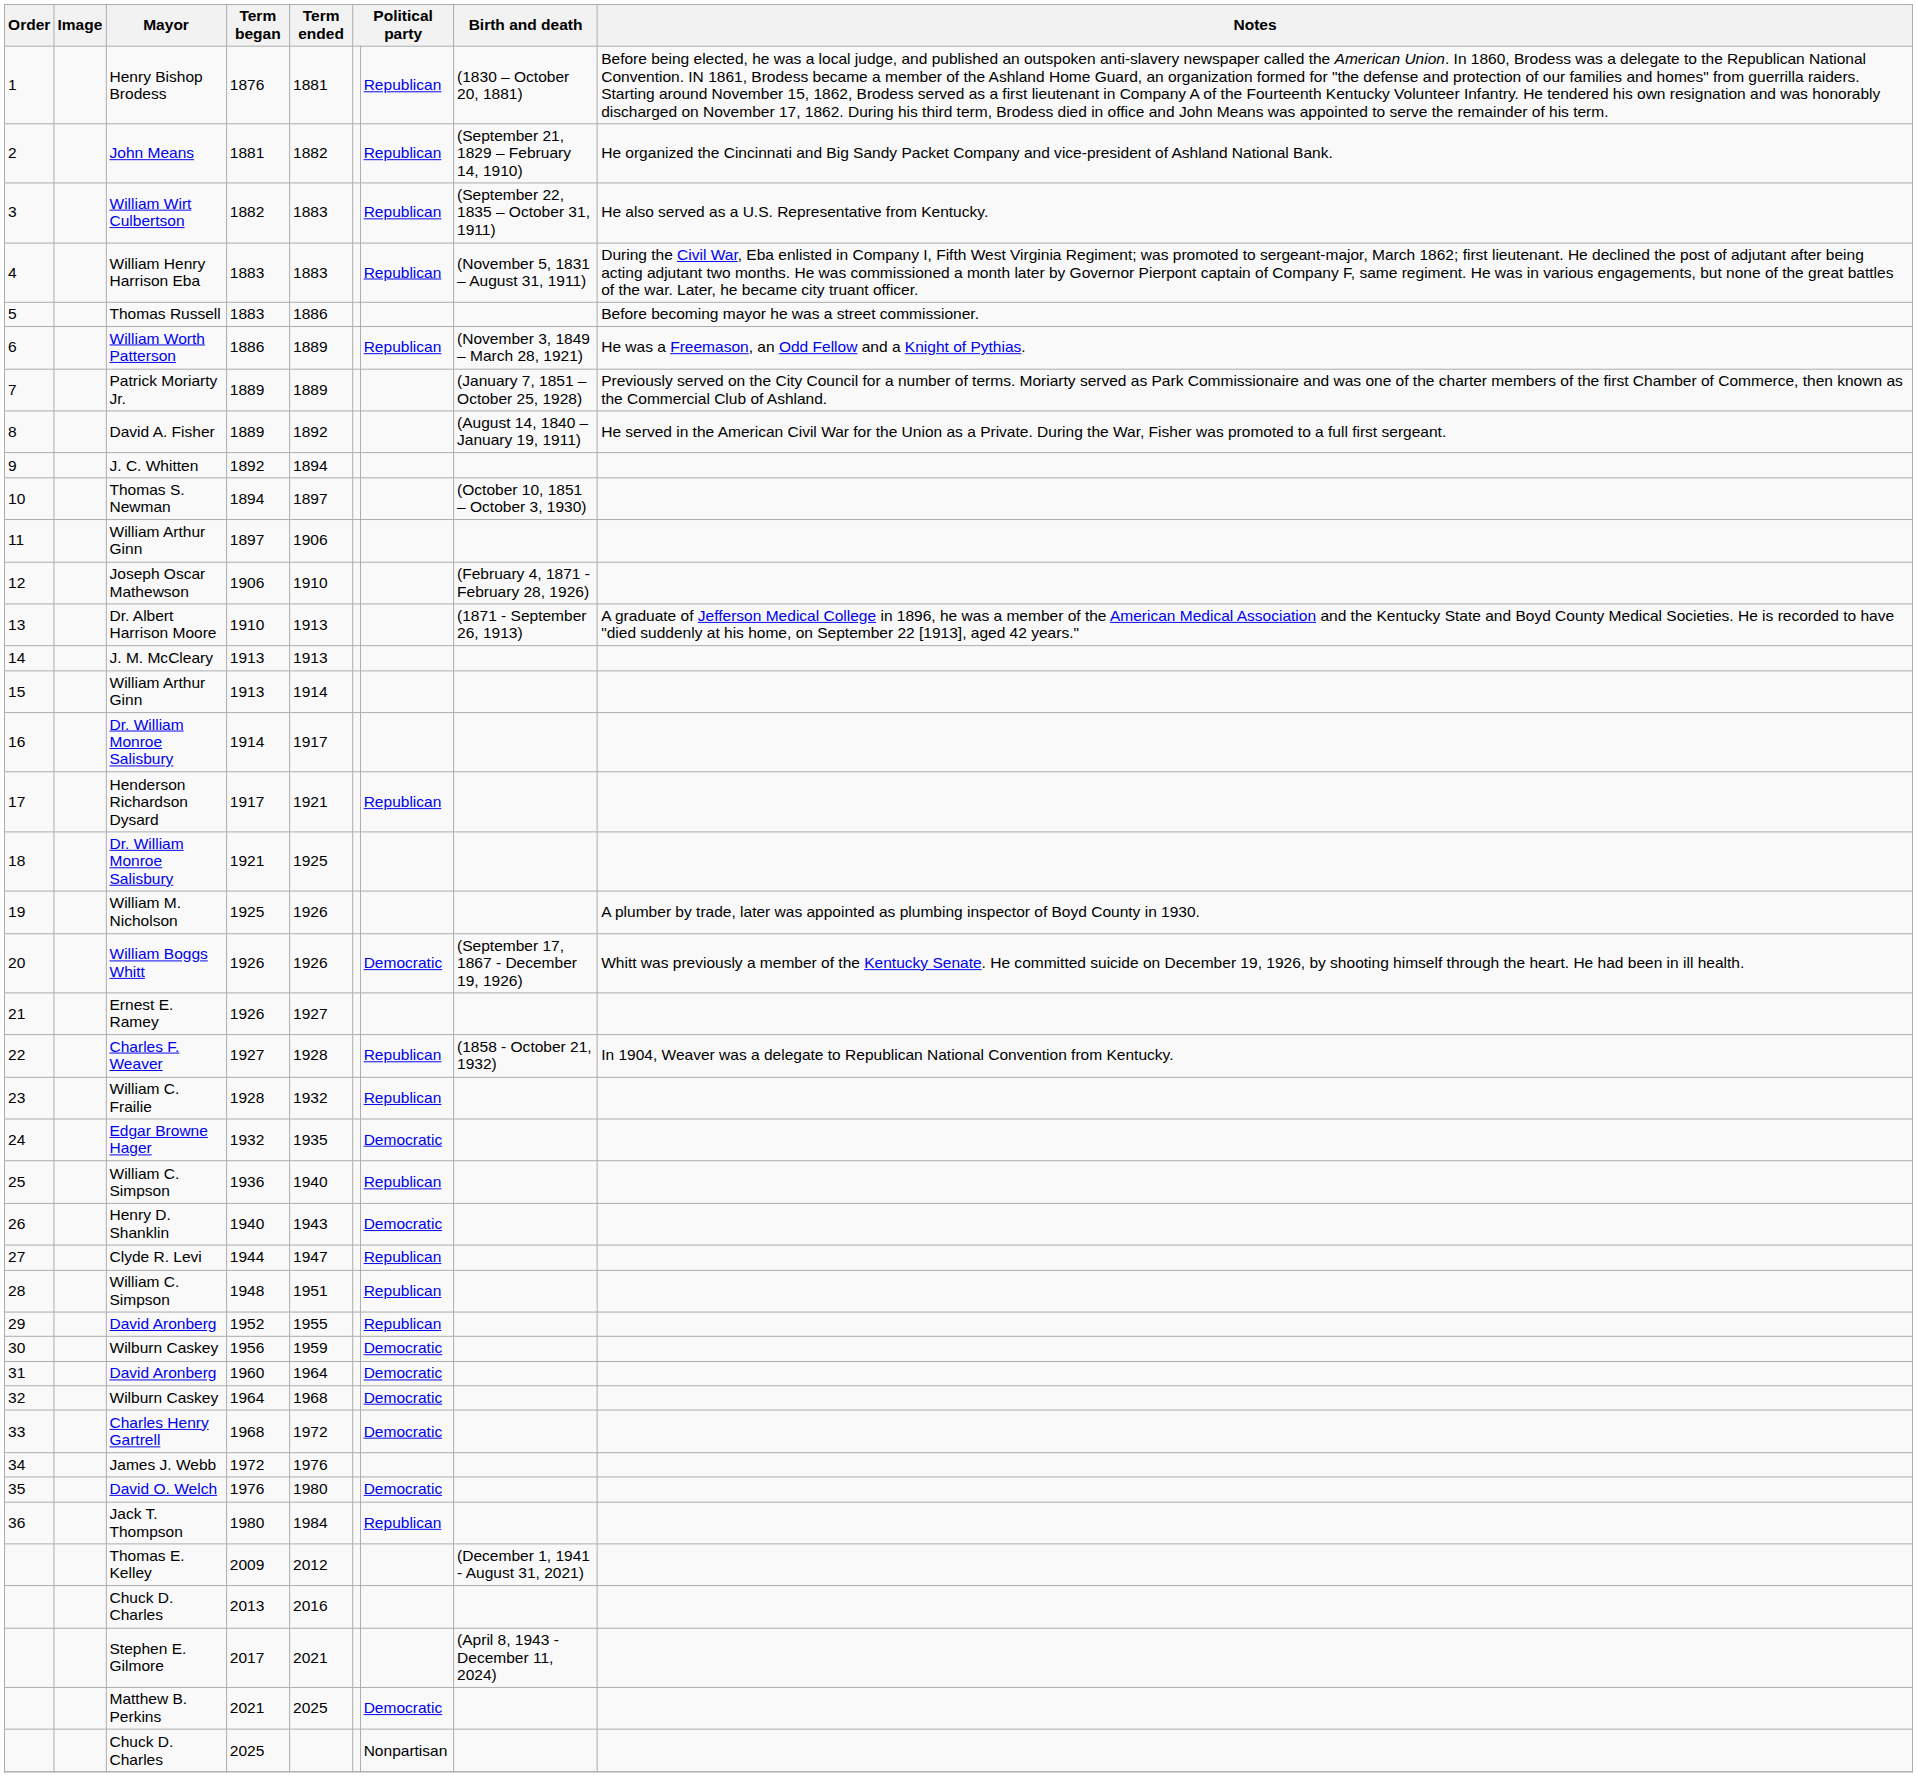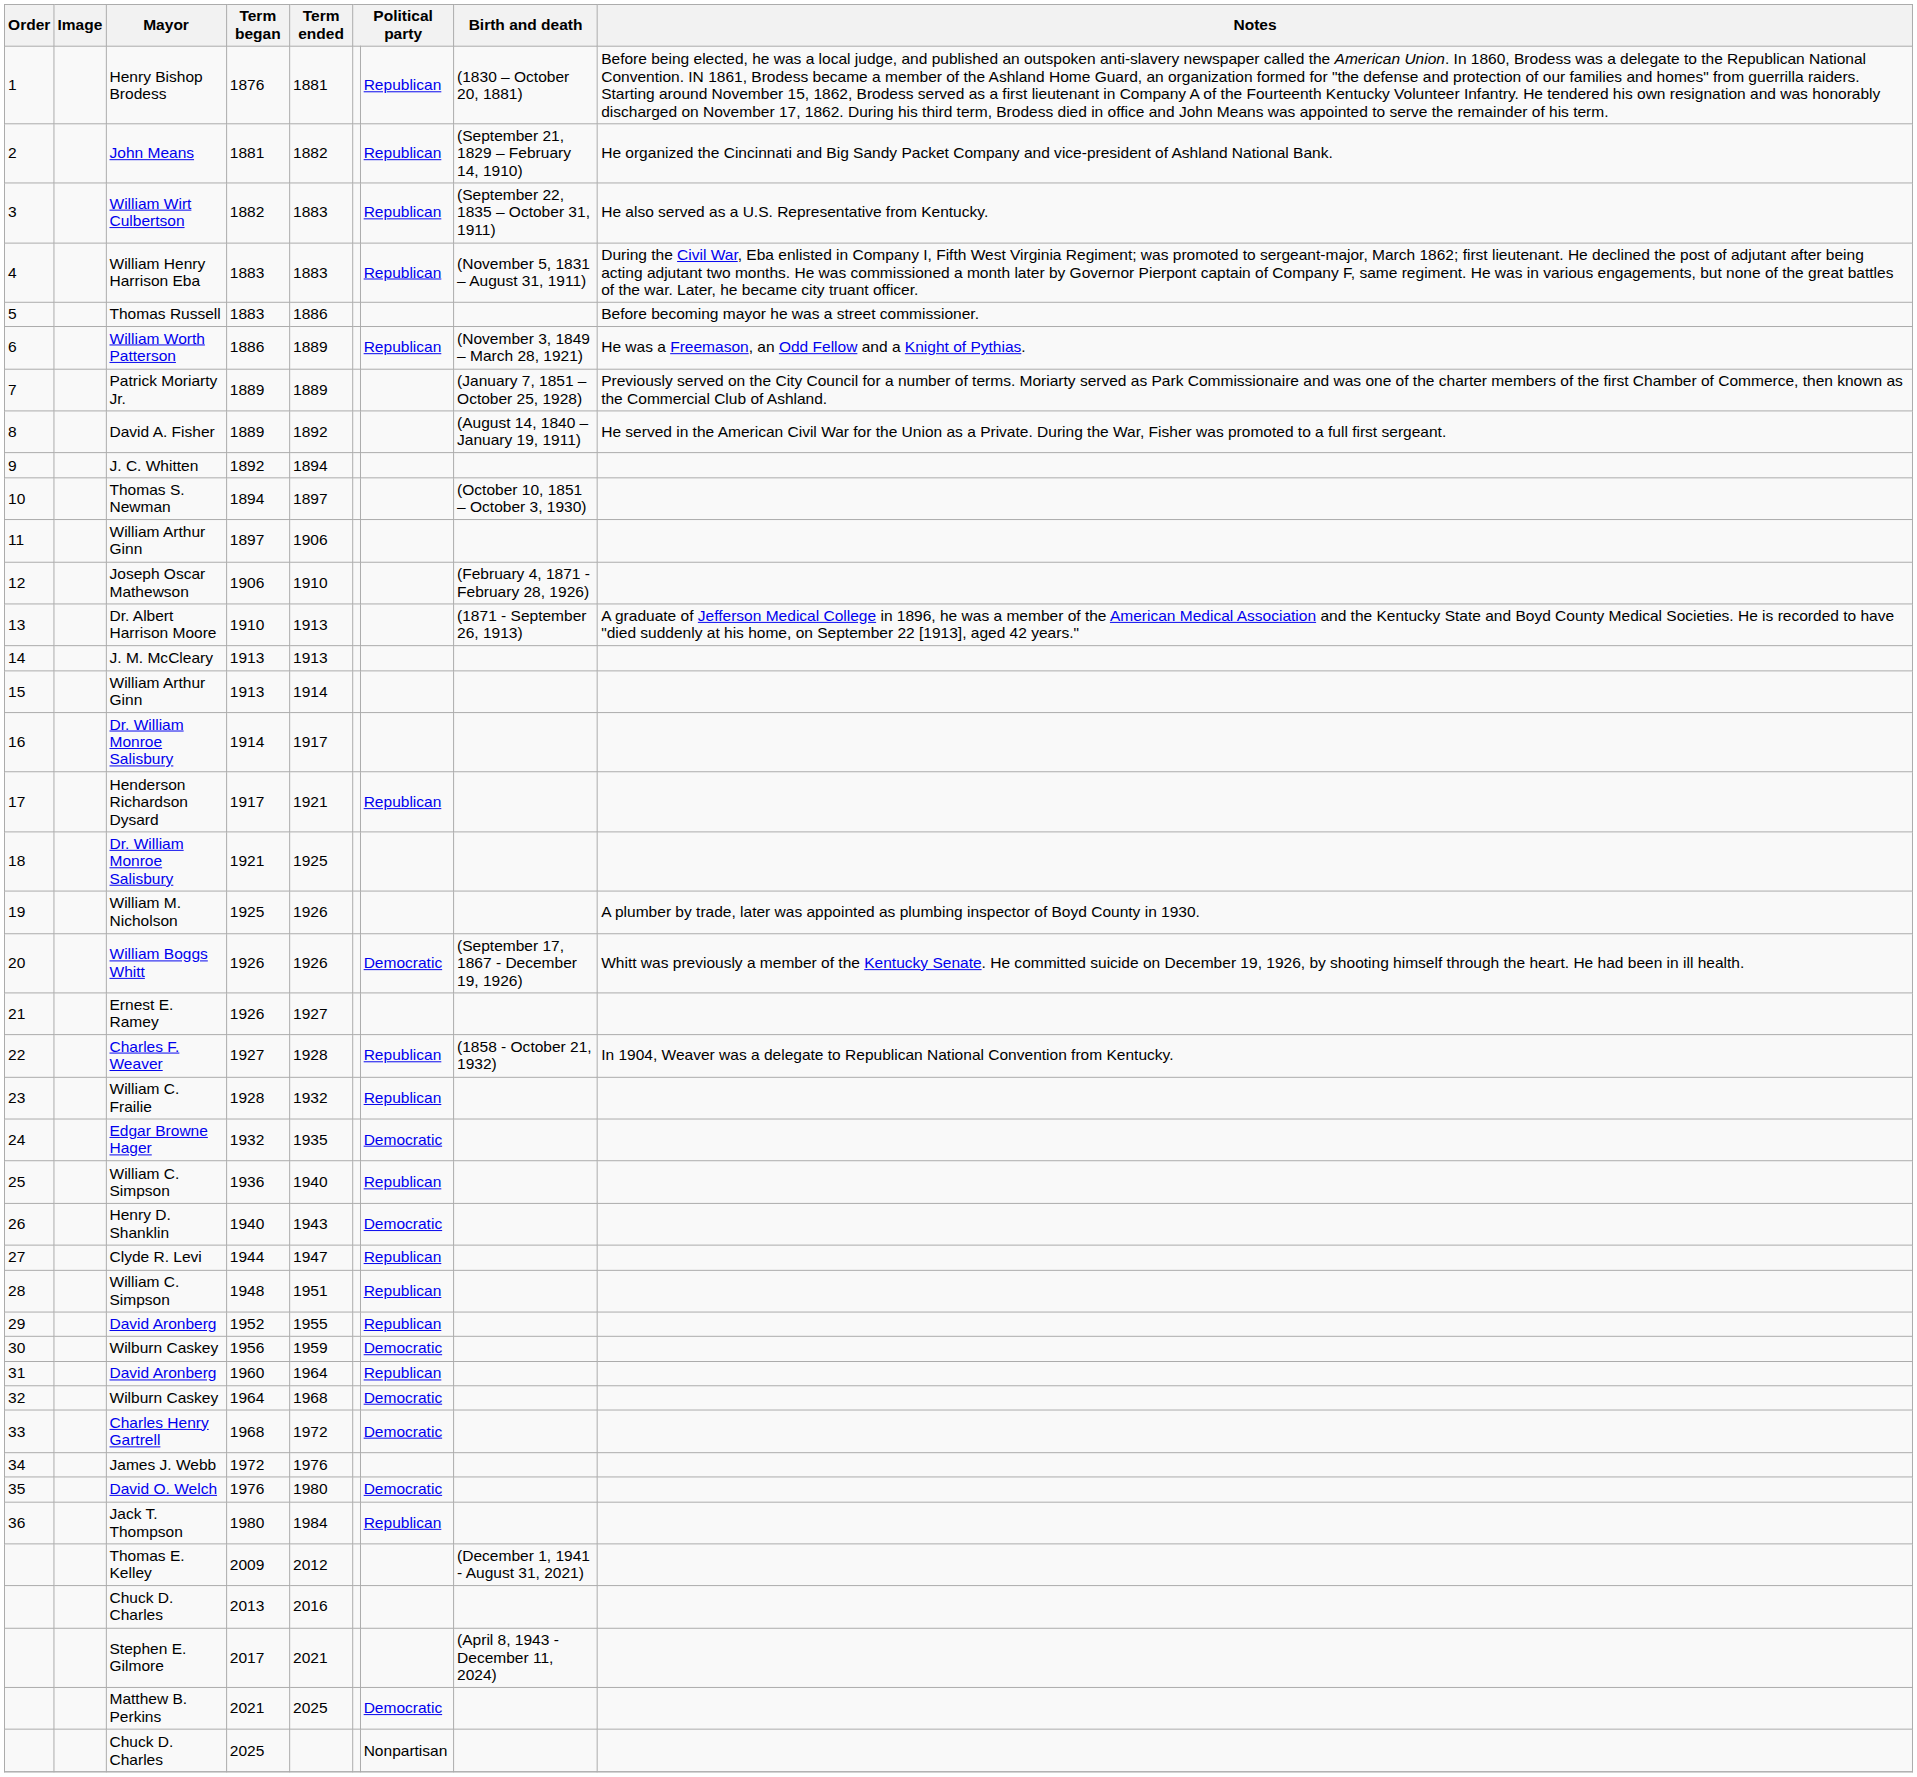(403, 1373) Democratic -> (402, 1373) Republican
